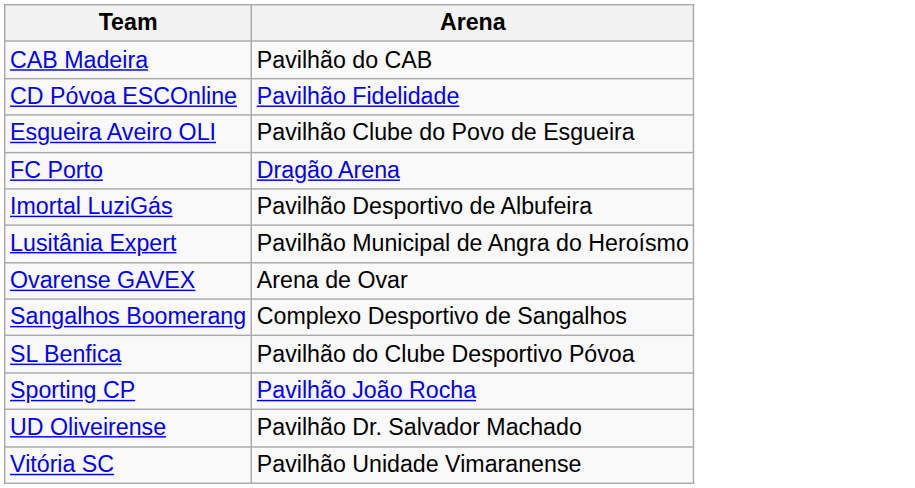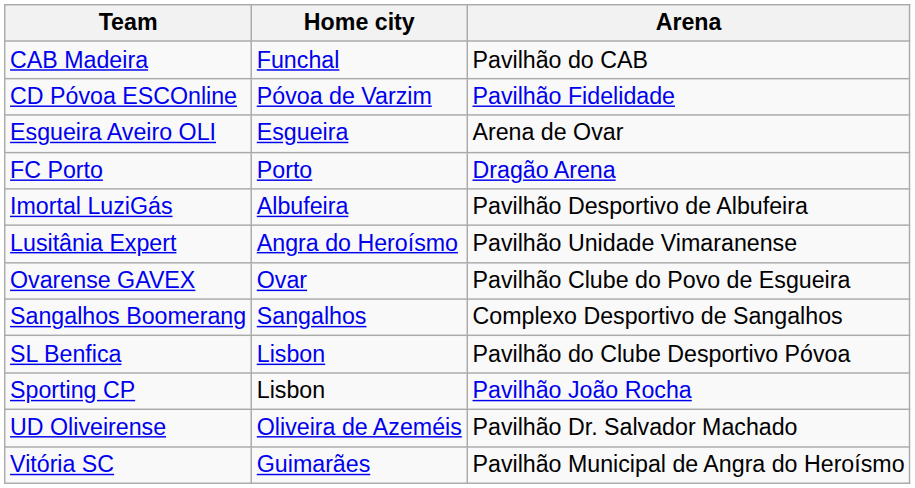+ column: (359, 22)
(446, 133) Pavilhão Clube do Povo de Esgueira -> (548, 133) Arena de Ovar
(473, 243) Pavilhão Municipal de Angra do Heroísmo -> (635, 243) Pavilhão Unidade Vimaranense
(332, 280) Arena de Ovar -> (661, 280) Pavilhão Clube do Povo de Esgueira
(419, 464) Pavilhão Unidade Vimaranense -> (689, 464) Pavilhão Municipal de Angra do Heroísmo
